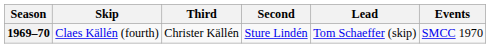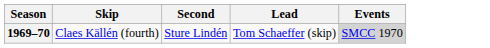- column: (202, 14)
(452, 33) no background -> (372, 33) lightgrey background
